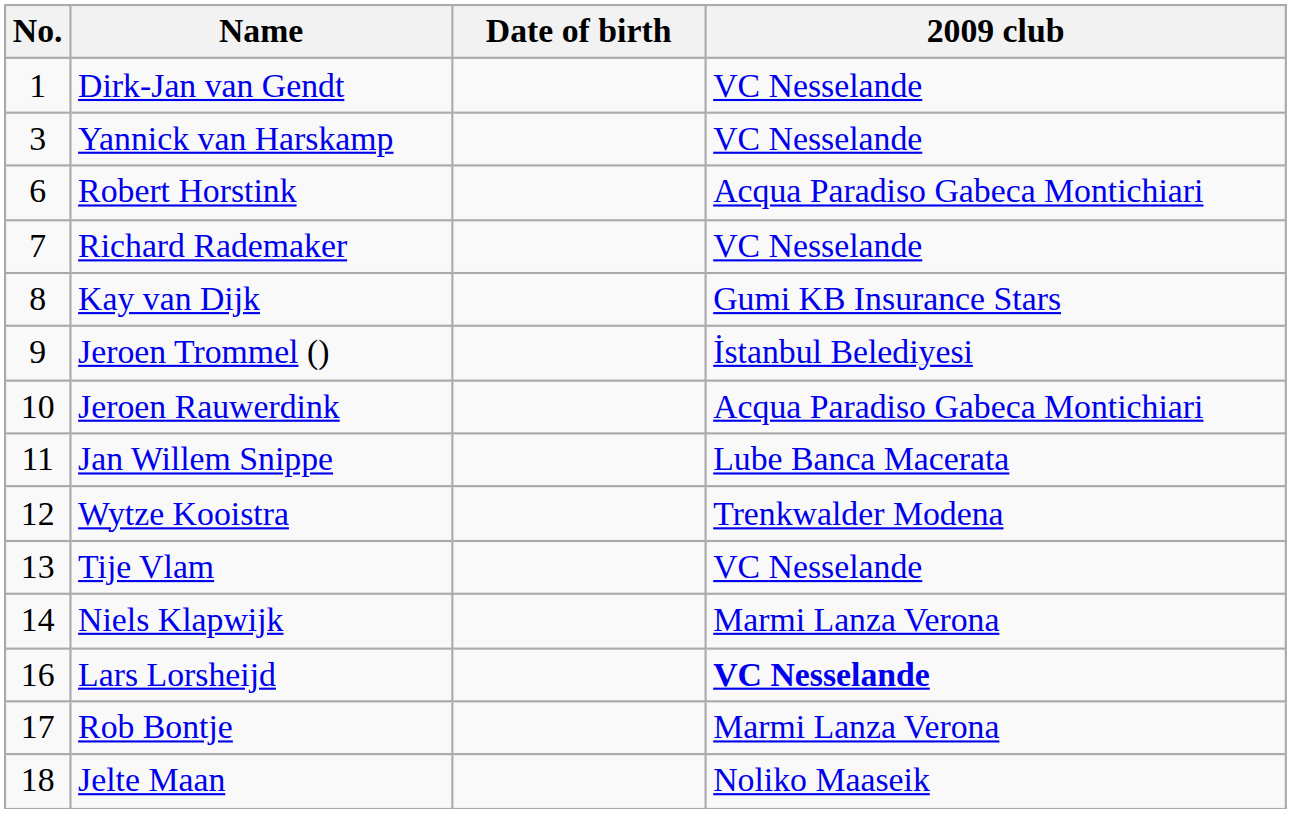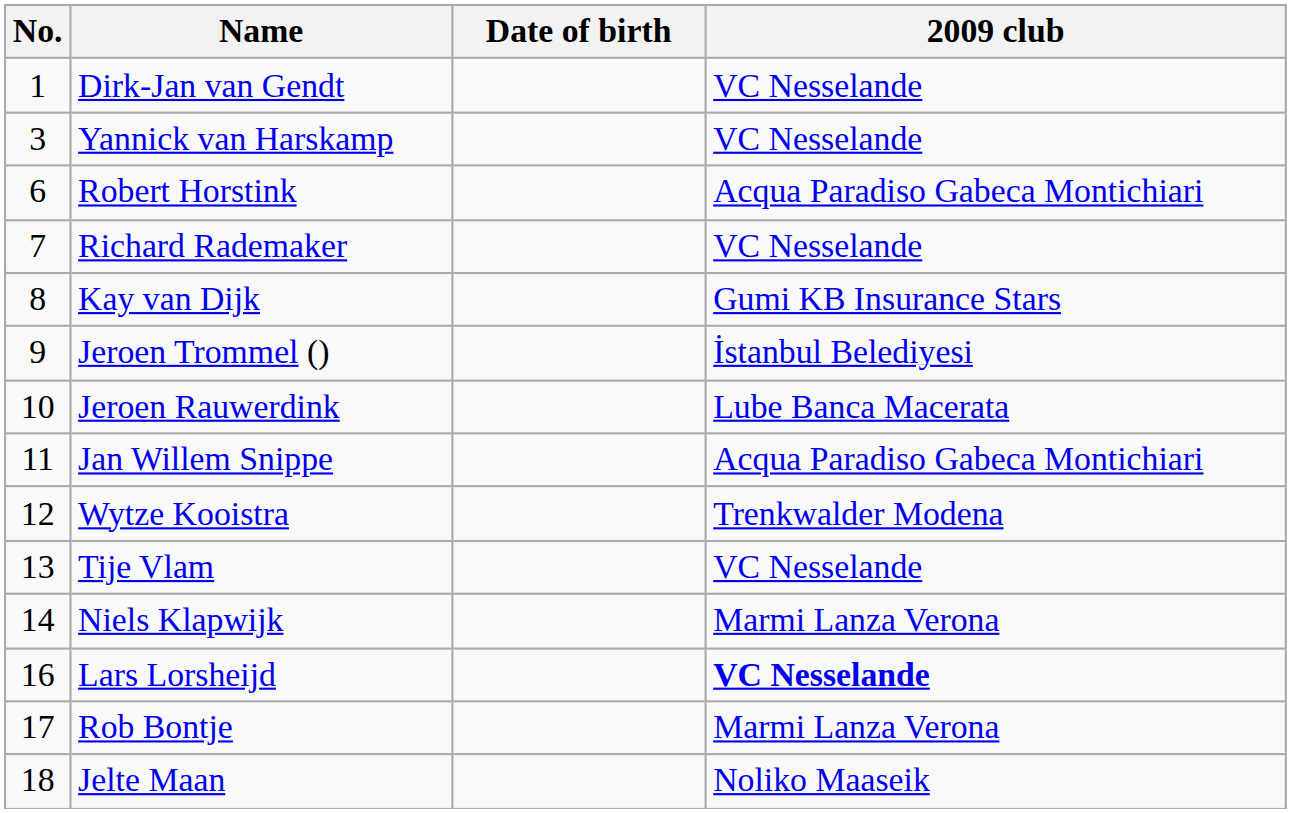(958, 406) Acqua Paradiso Gabeca Montichiari -> (861, 406) Lube Banca Macerata
(861, 459) Lube Banca Macerata -> (958, 459) Acqua Paradiso Gabeca Montichiari
